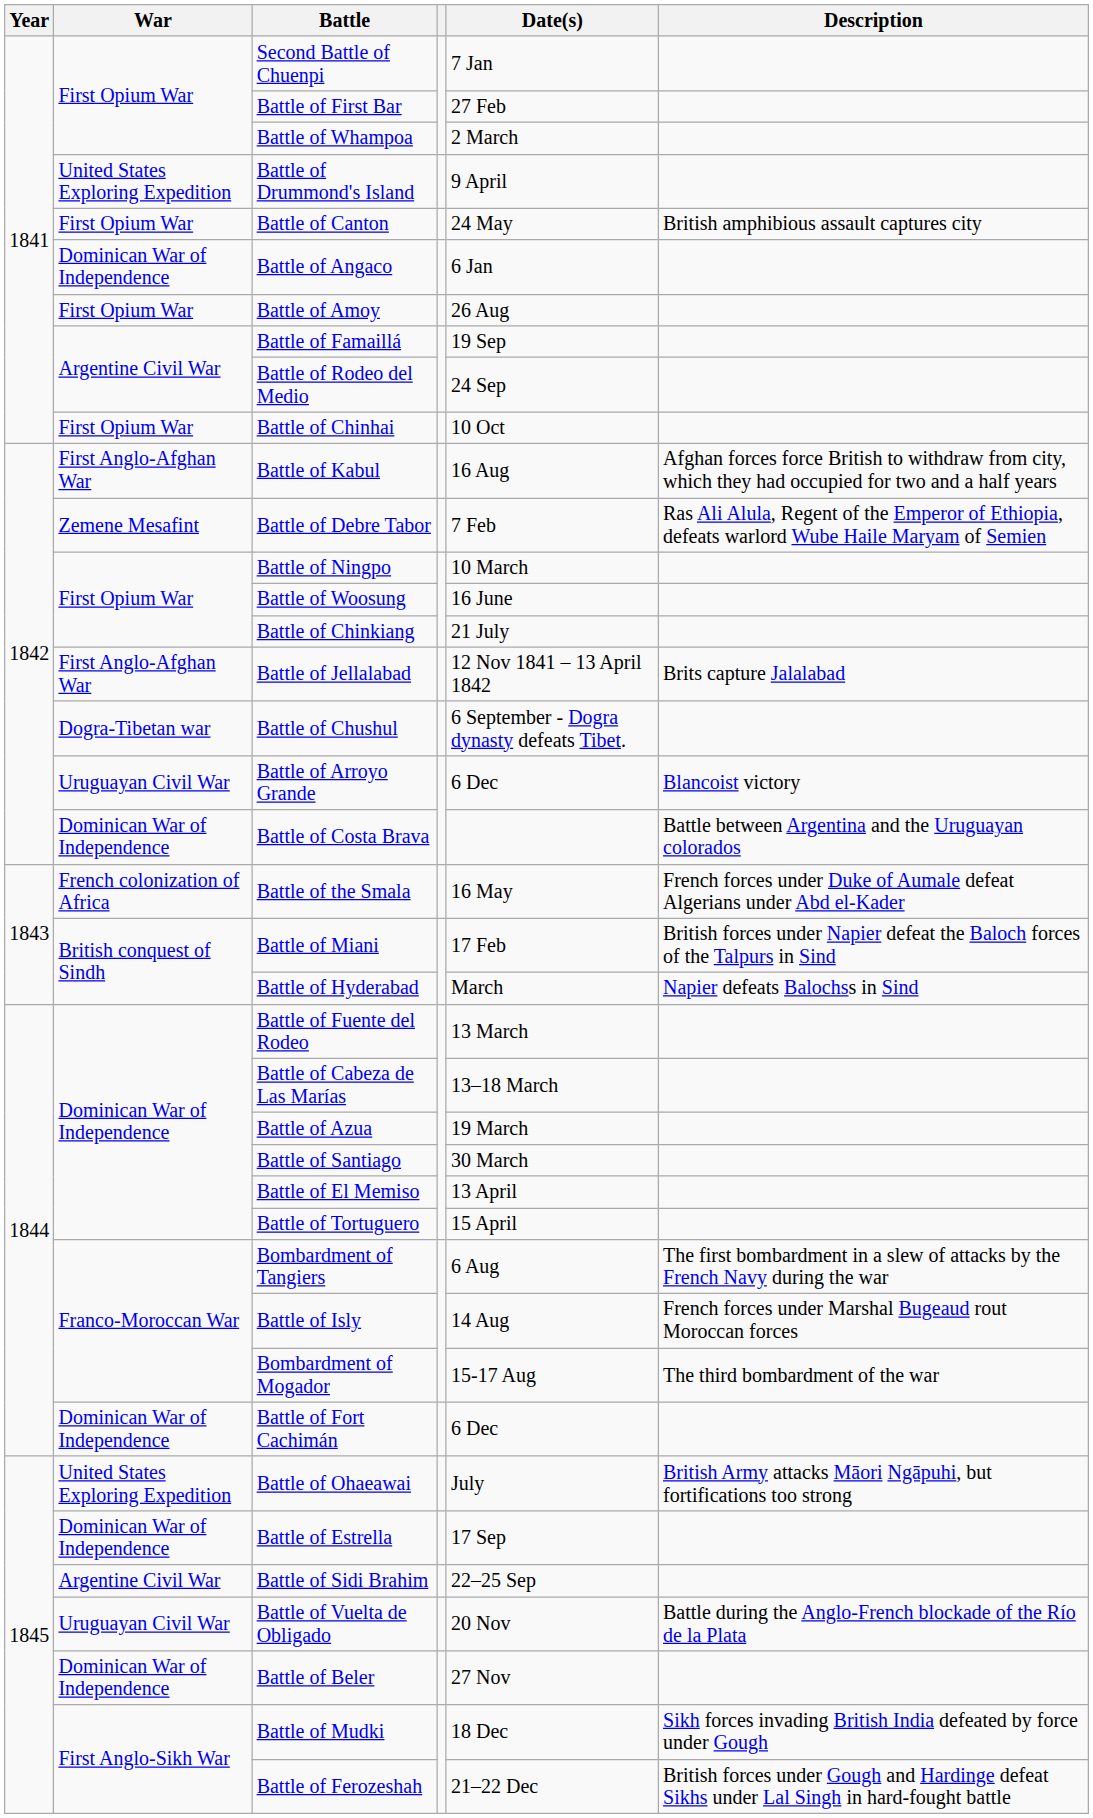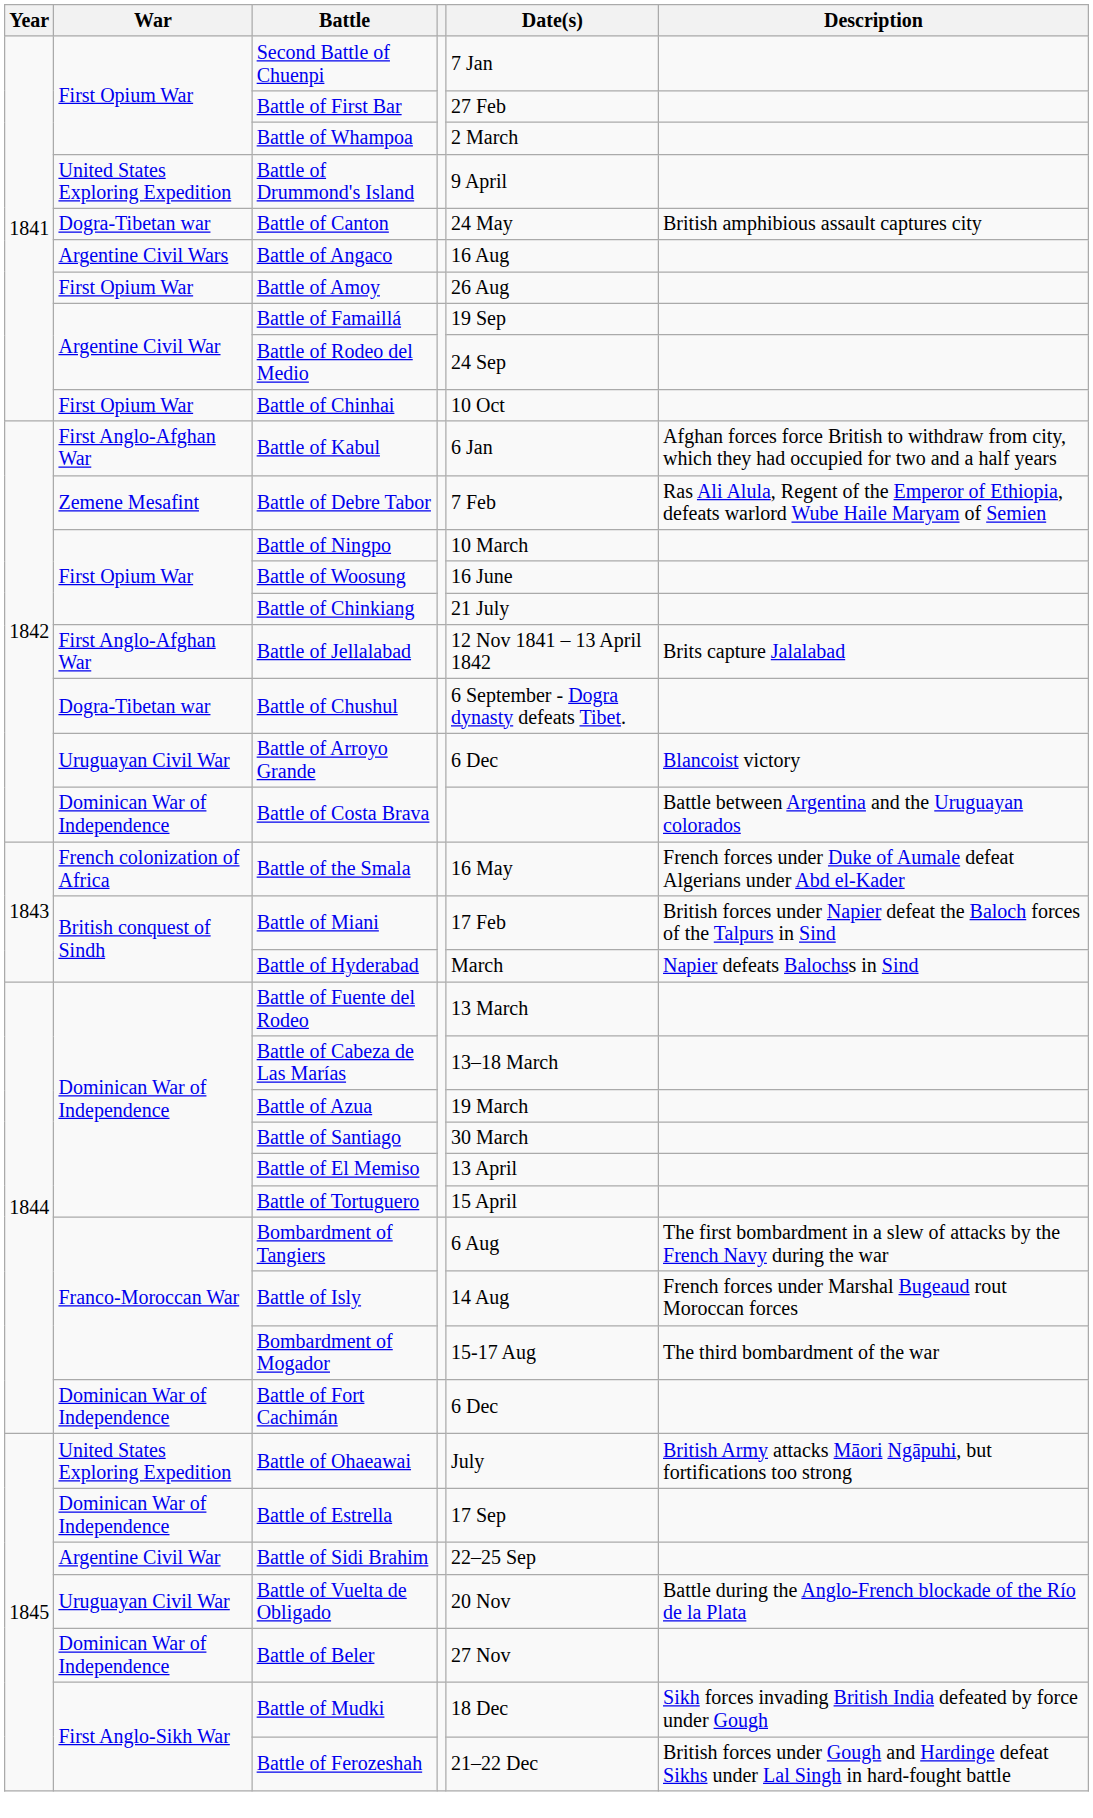(126, 223) First Opium War -> (134, 223) Dogra-Tibetan war
(132, 266) Dominican War of Independence -> (143, 255) Argentine Civil Wars
(472, 266) 6 Jan -> (480, 255) 16 Aug
(480, 470) 16 Aug -> (472, 448) 6 Jan
